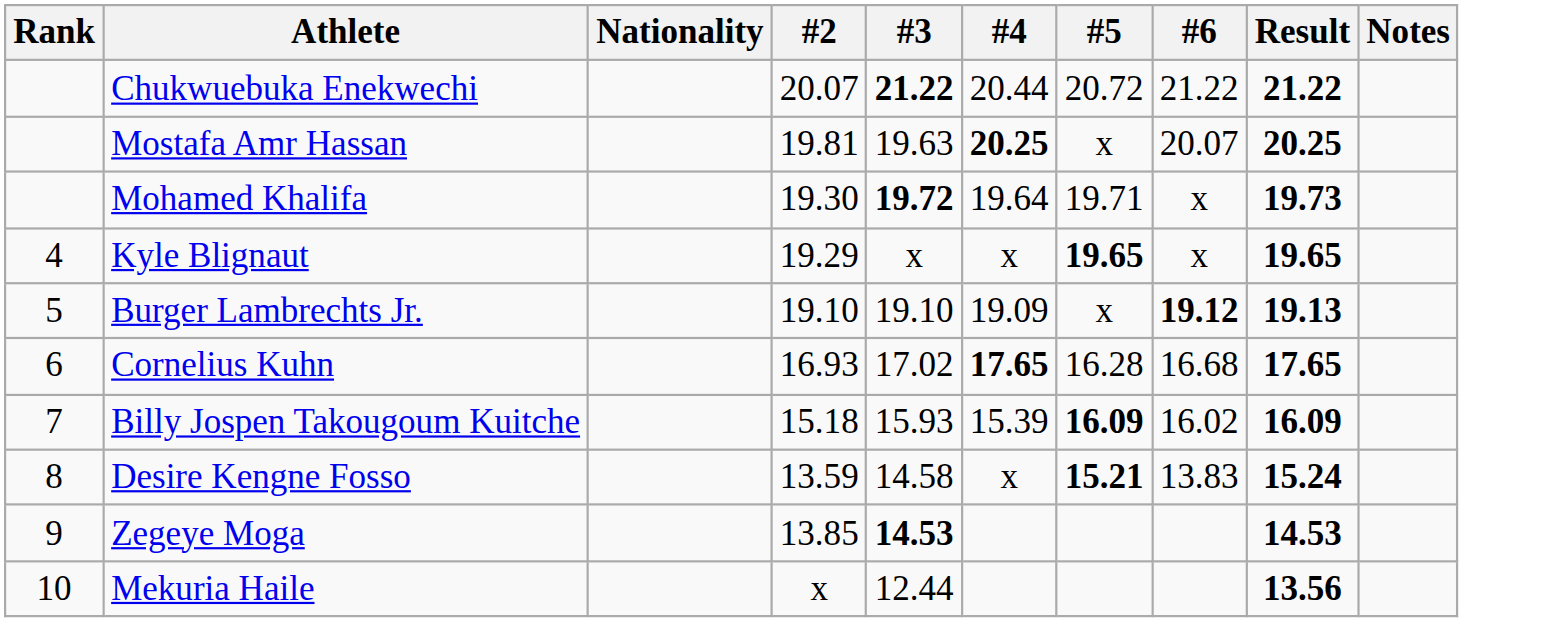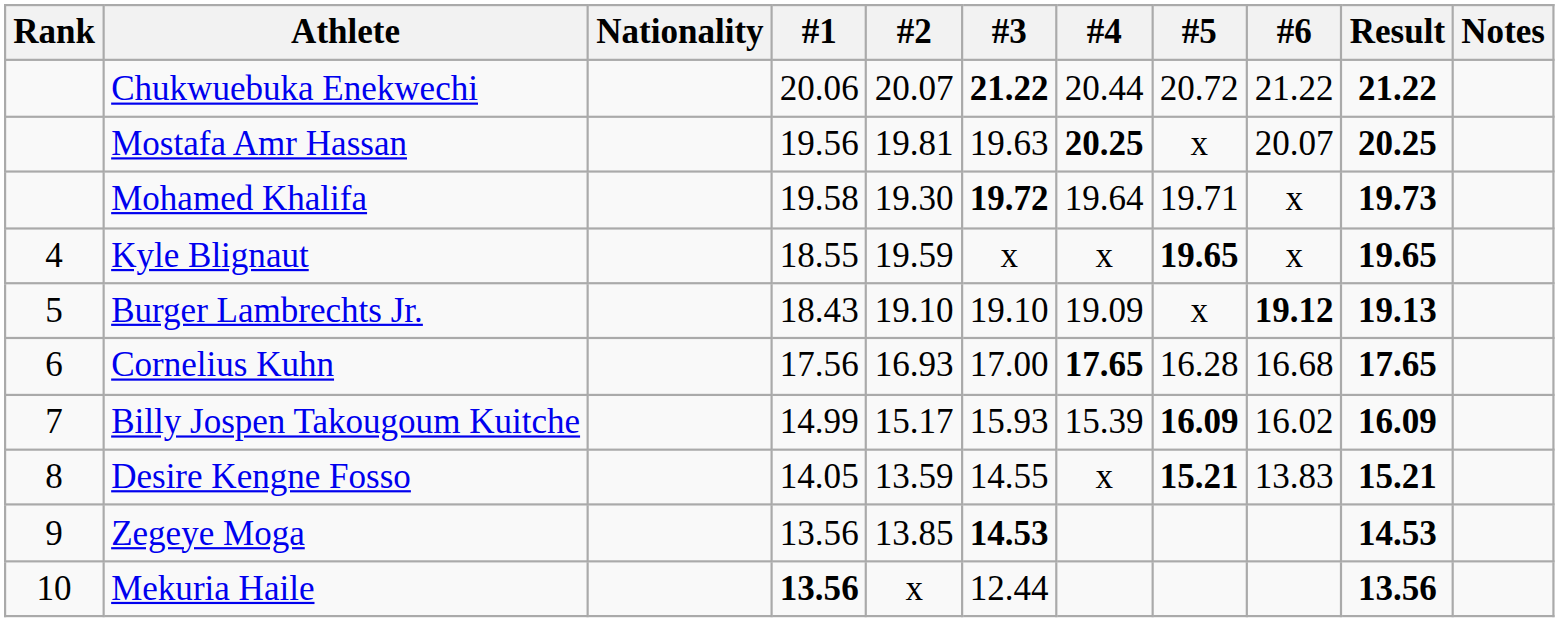+ column: (819, 32)
(819, 254) 19.29 -> (914, 254) 19.59
(914, 365) 17.02 -> (1009, 365) 17.00
(819, 421) 15.18 -> (914, 421) 15.17
(914, 476) 14.58 -> (1009, 476) 14.55
(1302, 476) 15.24 -> (1397, 476) 15.21
